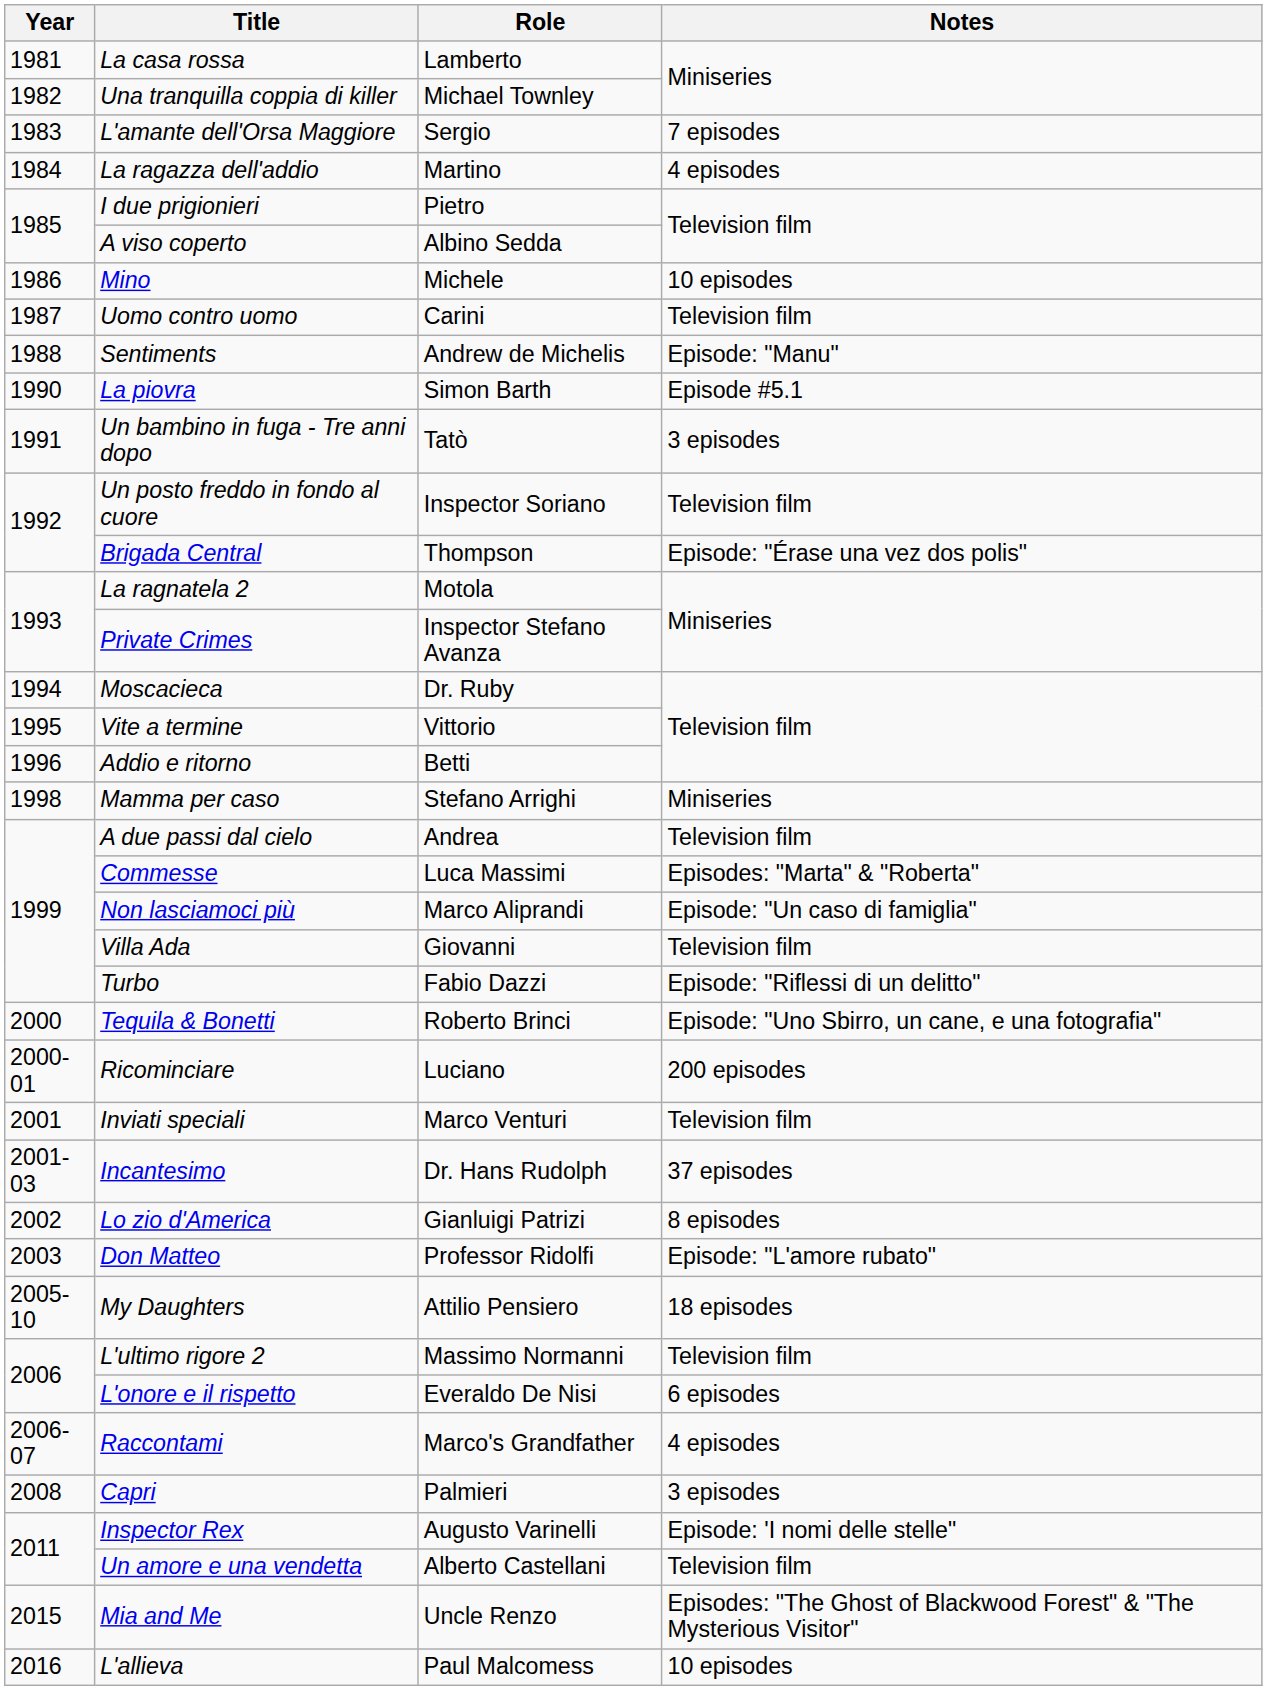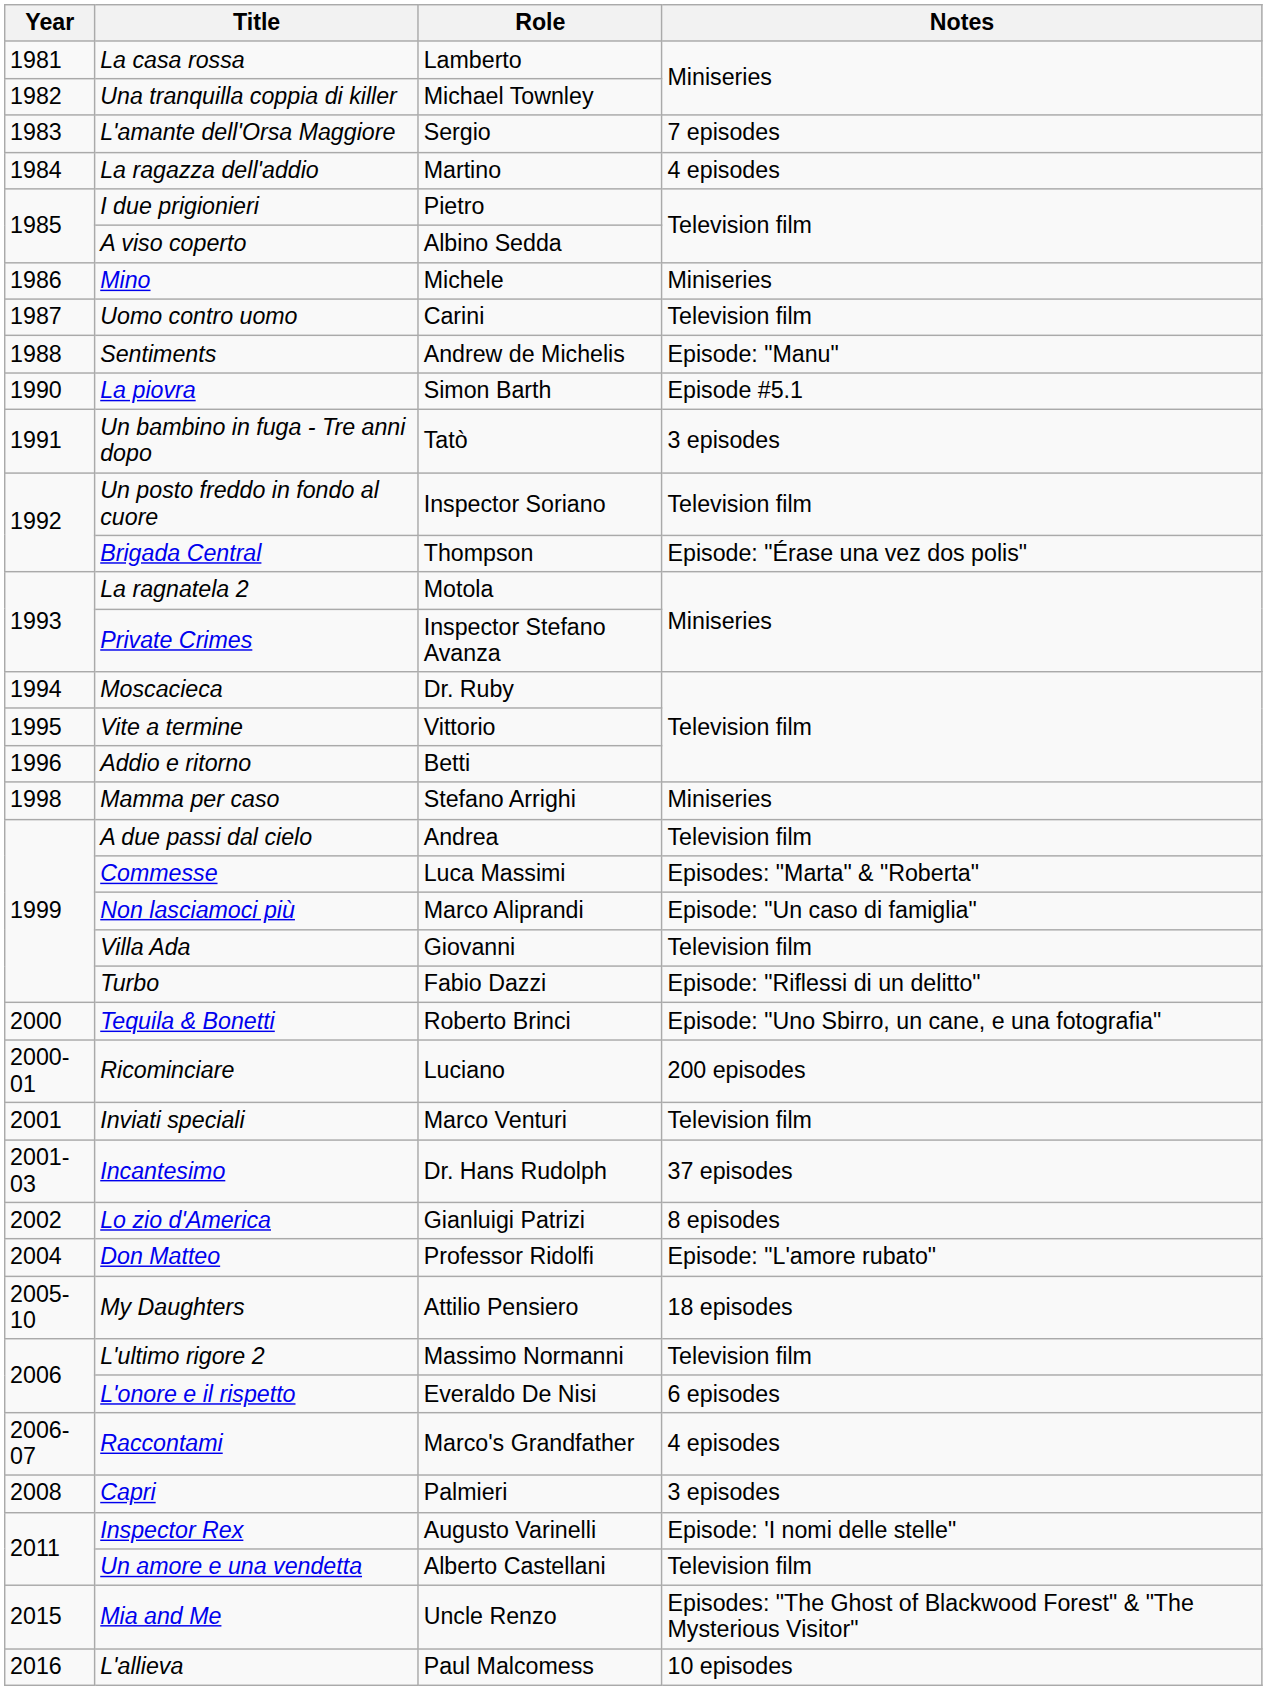(730, 280) 10 episodes -> (720, 280) Miniseries
(36, 1257) 2003 -> (36, 1257) 2004
